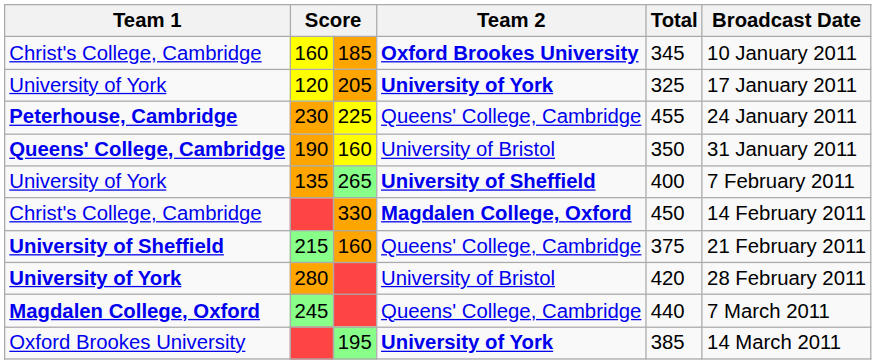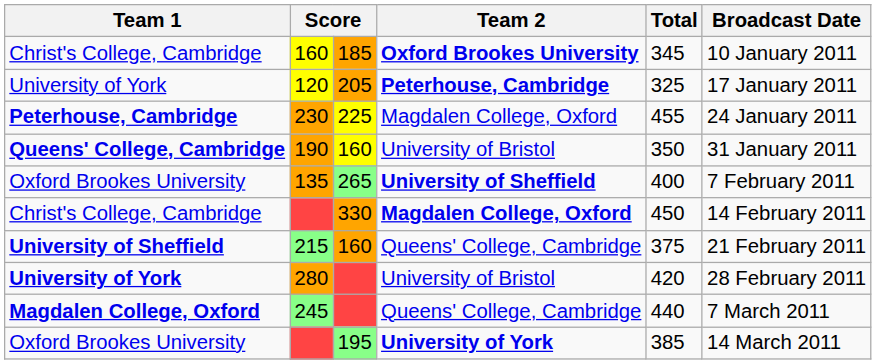(467, 85) University of York -> (495, 85) Peterhouse, Cambridge
(511, 117) Queens' College, Cambridge -> (499, 117) Magdalen College, Oxford
(88, 181) University of York -> (127, 181) Oxford Brookes University
